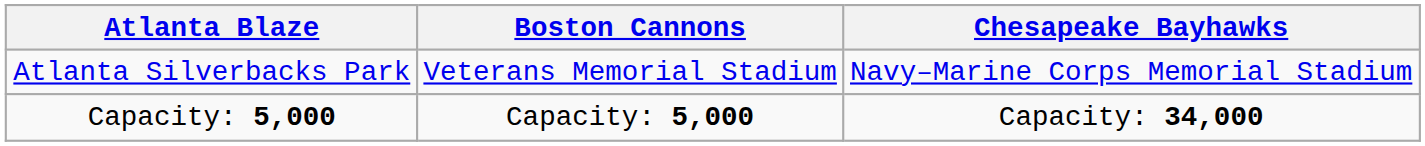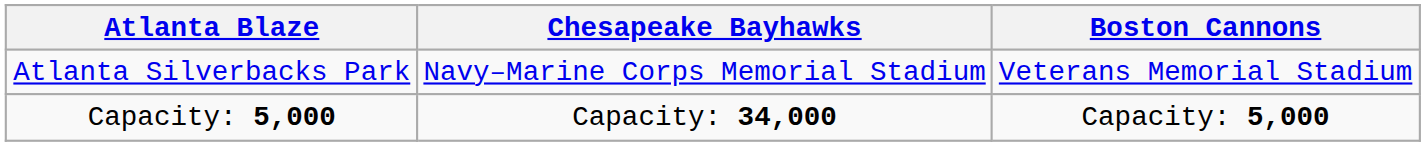columns swapped: (630, 28) <-> (1131, 28)
